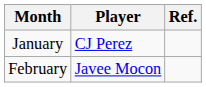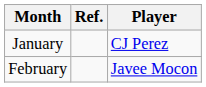columns swapped: (118, 17) <-> (183, 17)
